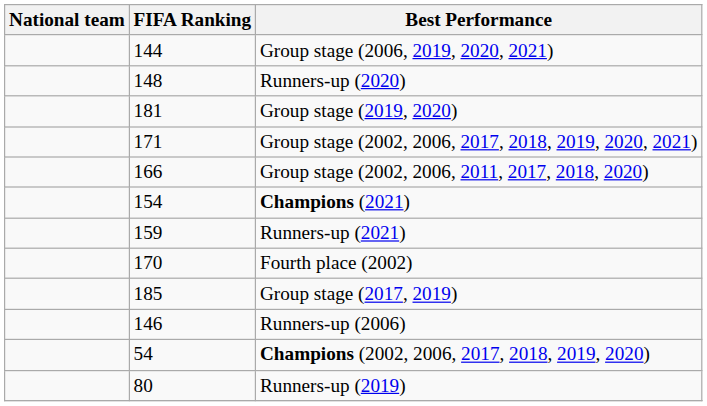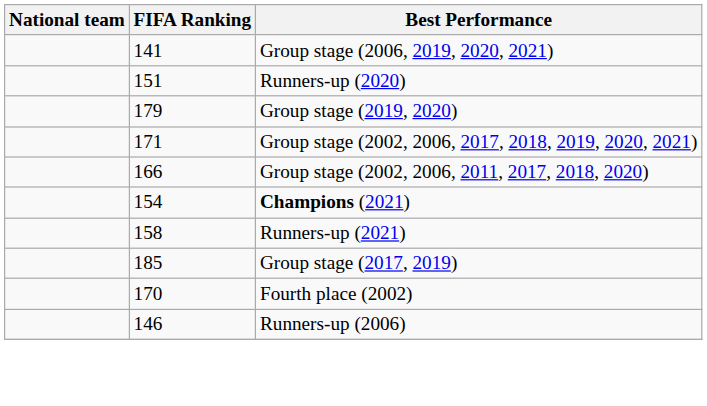(148, 50) 144 -> (148, 50) 141
(148, 80) 148 -> (148, 80) 151
(148, 111) 181 -> (148, 111) 179
(148, 232) 159 -> (148, 232) 158
rows swapped: (359, 293) <-> (336, 263)
- row: (455, 354)
- row: (333, 385)
